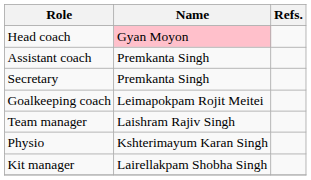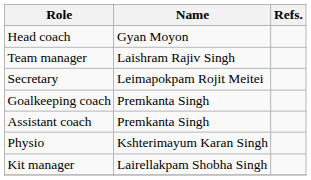(153, 36) pink background -> (153, 36) no background
rows swapped: (50, 57) <-> (47, 121)
(163, 79) Premkanta Singh -> (190, 79) Leimapokpam Rojit Meitei
(190, 100) Leimapokpam Rojit Meitei -> (163, 100) Premkanta Singh
